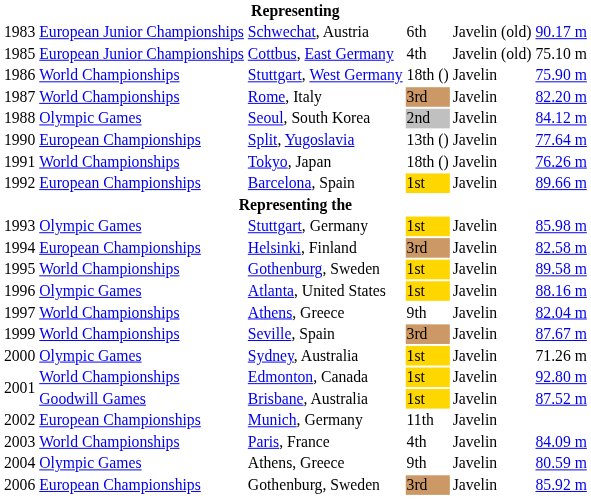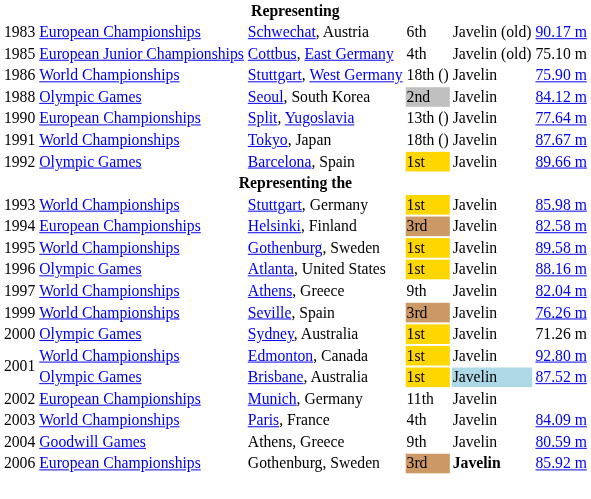(142, 32) European Junior Championships -> (120, 32) European Championships
- row: (20, 97)
(561, 161) 76.26 m -> (561, 140) 87.67 m
(120, 183) European Championships -> (90, 161) Olympic Games
(90, 226) Olympic Games -> (109, 204) World Championships
(561, 334) 87.67 m -> (561, 312) 76.26 m
(93, 398) Goodwill Games -> (90, 377) Olympic Games
(475, 398) no background -> (475, 377) lightblue background
(90, 463) Olympic Games -> (93, 441) Goodwill Games
(475, 485) normal -> (477, 463) bold
